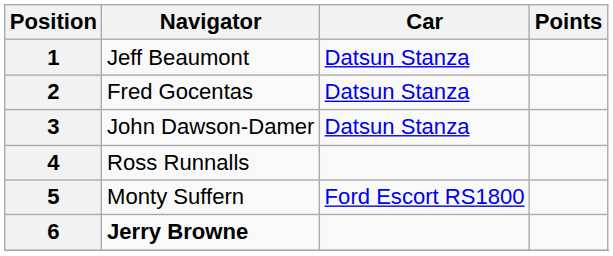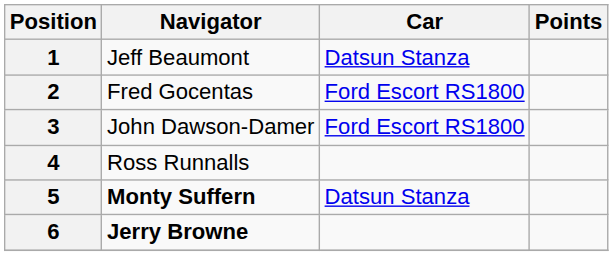(397, 92) Datsun Stanza -> (425, 92) Ford Escort RS1800
(397, 127) Datsun Stanza -> (425, 127) Ford Escort RS1800
(176, 197) normal -> (181, 197) bold
(425, 197) Ford Escort RS1800 -> (397, 197) Datsun Stanza
